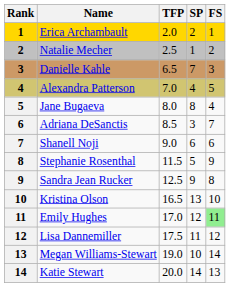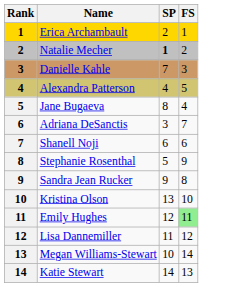- column: (173, 13)
(193, 50) normal -> (165, 50) bold
